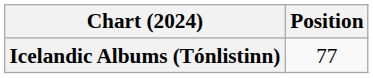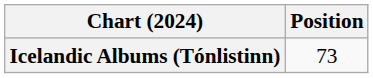(327, 55) 77 -> (327, 55) 73
